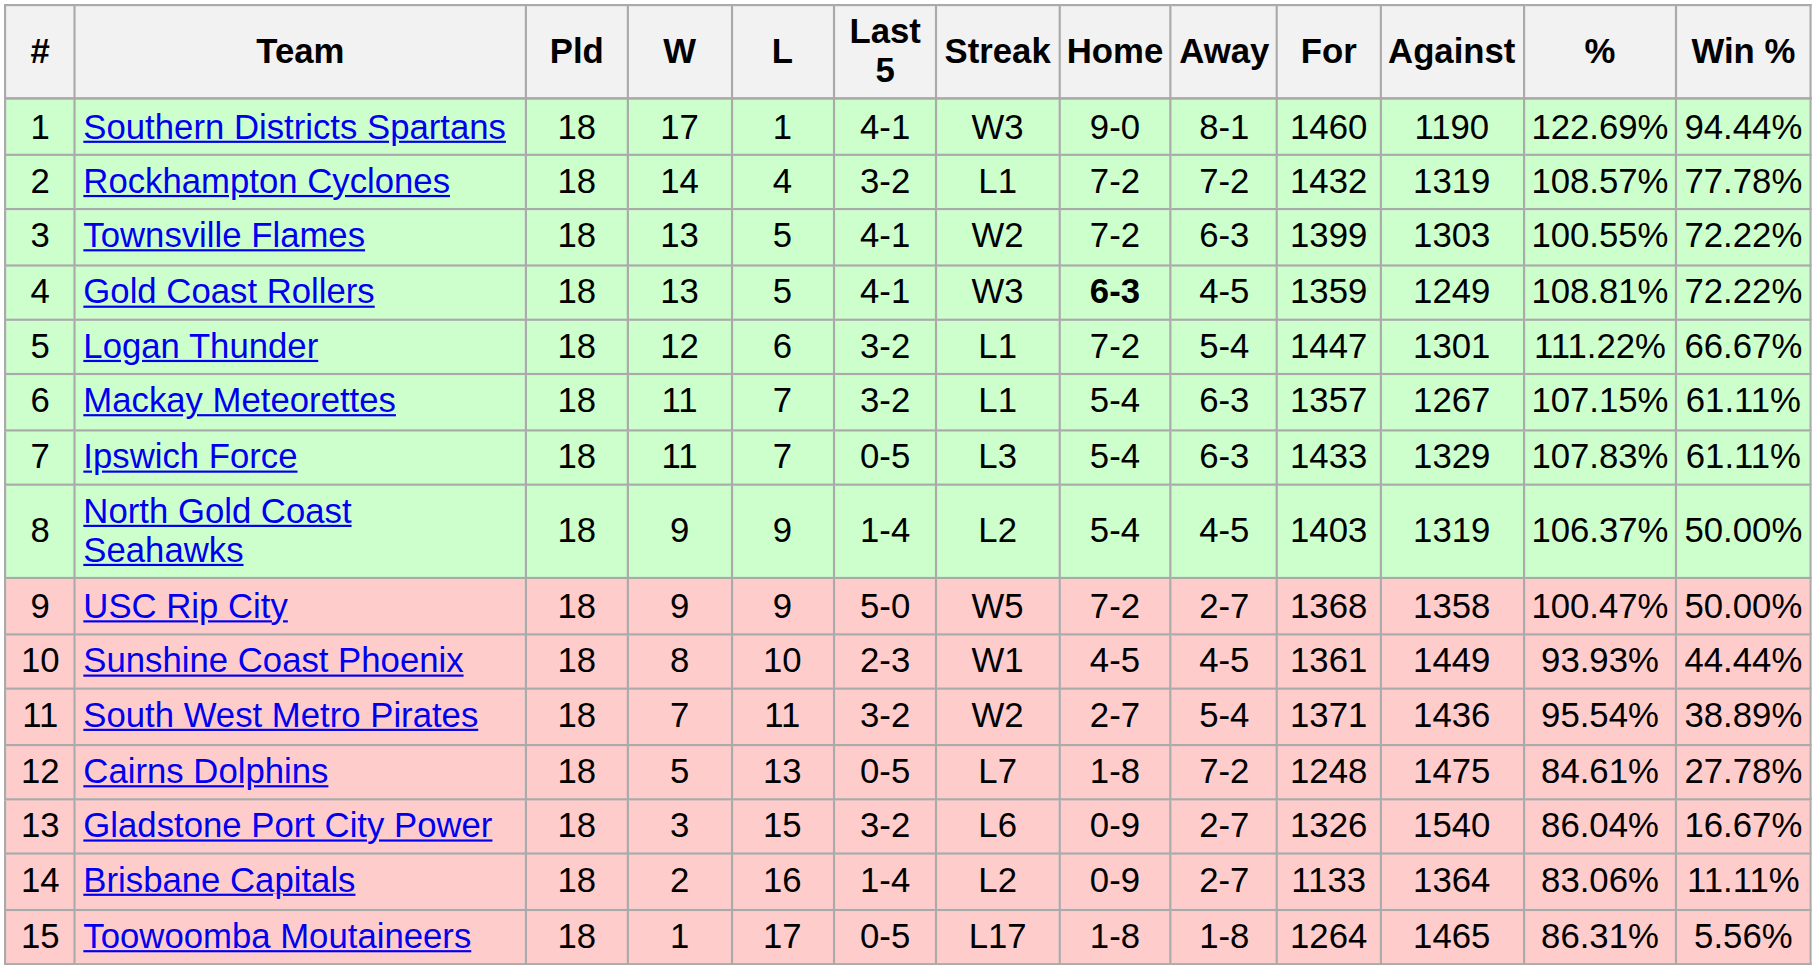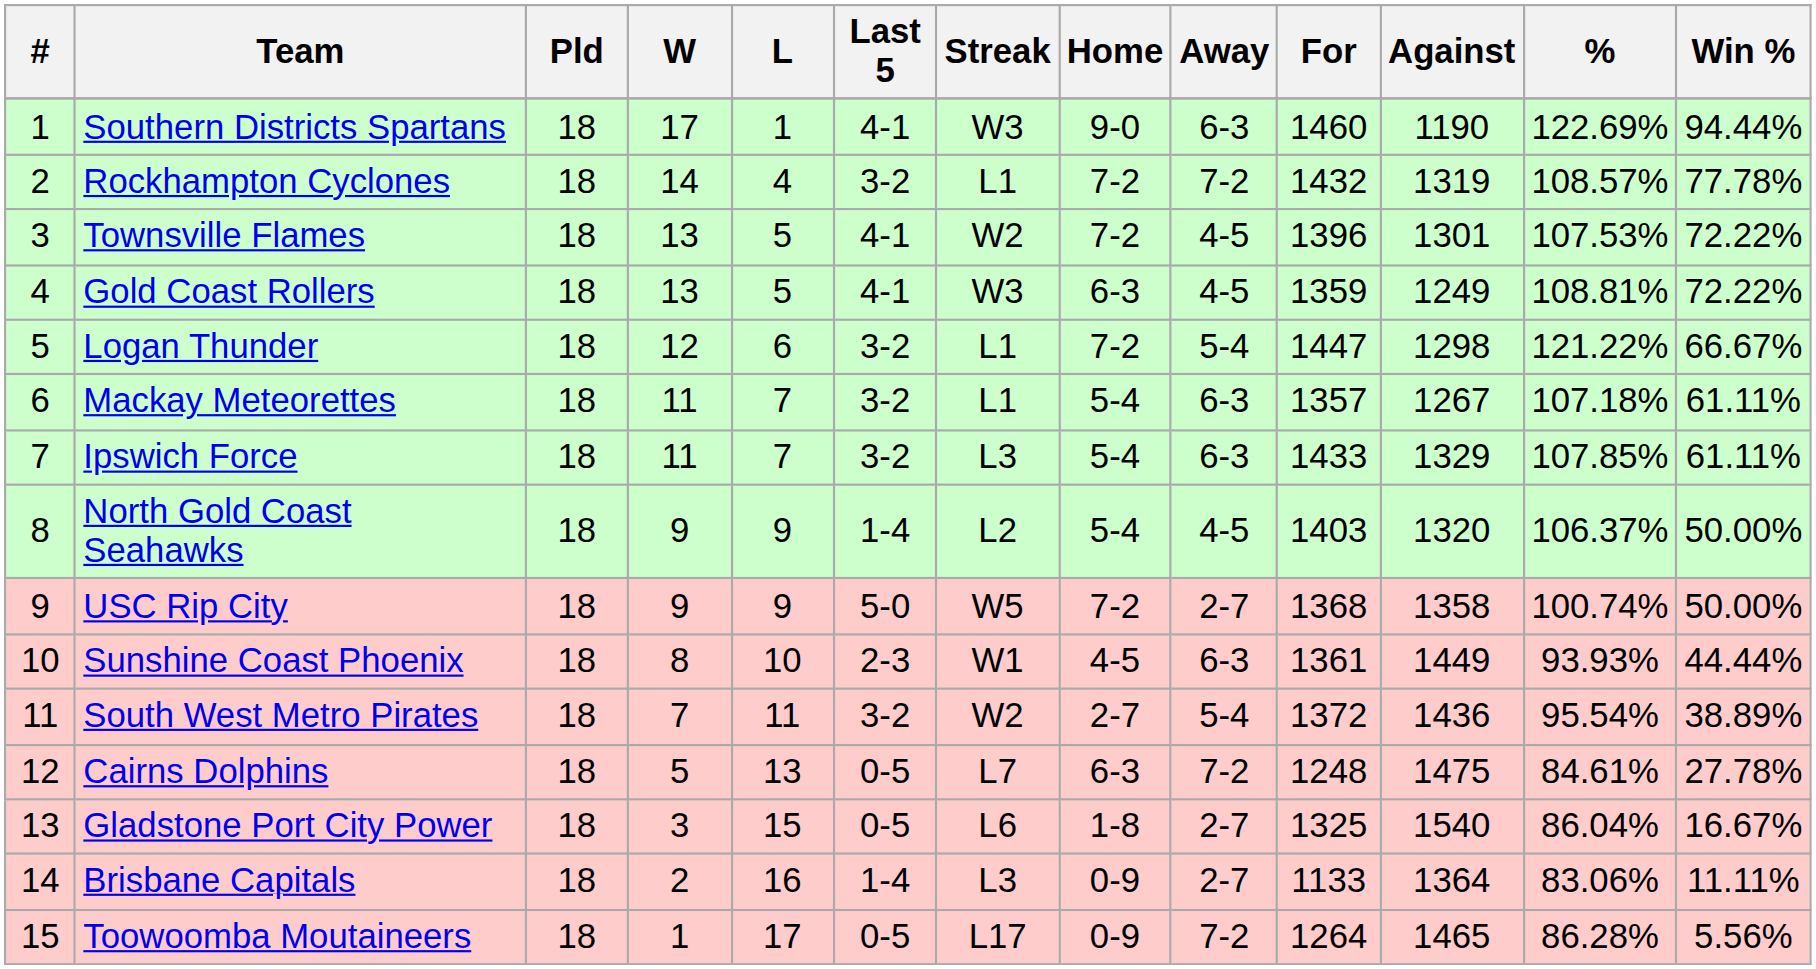(1224, 126) 8-1 -> (1224, 126) 6-3
(1224, 236) 6-3 -> (1224, 236) 4-5
(1329, 236) 1399 -> (1329, 236) 1396
(1452, 236) 1303 -> (1452, 236) 1301
(1600, 236) 100.55% -> (1600, 236) 107.53%
(1115, 291) bold -> (1115, 291) normal
(1452, 346) 1301 -> (1452, 346) 1298
(1600, 346) 111.22% -> (1600, 346) 121.22%
(1600, 401) 107.15% -> (1600, 401) 107.18%
(885, 456) 0-5 -> (885, 456) 3-2
(1600, 456) 107.83% -> (1600, 456) 107.85%
(1452, 531) 1319 -> (1452, 531) 1320
(1600, 605) 100.47% -> (1600, 605) 100.74%
(1224, 660) 4-5 -> (1224, 660) 6-3
(1329, 715) 1371 -> (1329, 715) 1372
(1115, 770) 1-8 -> (1115, 770) 6-3
(885, 825) 3-2 -> (885, 825) 0-5
(1115, 825) 0-9 -> (1115, 825) 1-8
(1329, 825) 1326 -> (1329, 825) 1325
(998, 881) L2 -> (998, 881) L3
(1115, 936) 1-8 -> (1115, 936) 0-9
(1224, 936) 1-8 -> (1224, 936) 7-2
(1600, 936) 86.31% -> (1600, 936) 86.28%
